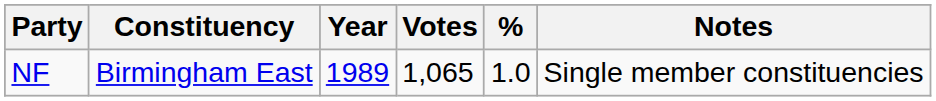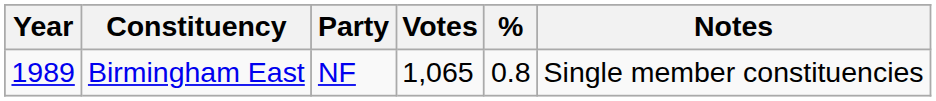columns swapped: (357, 27) <-> (47, 27)
(511, 72) 1.0 -> (511, 72) 0.8
